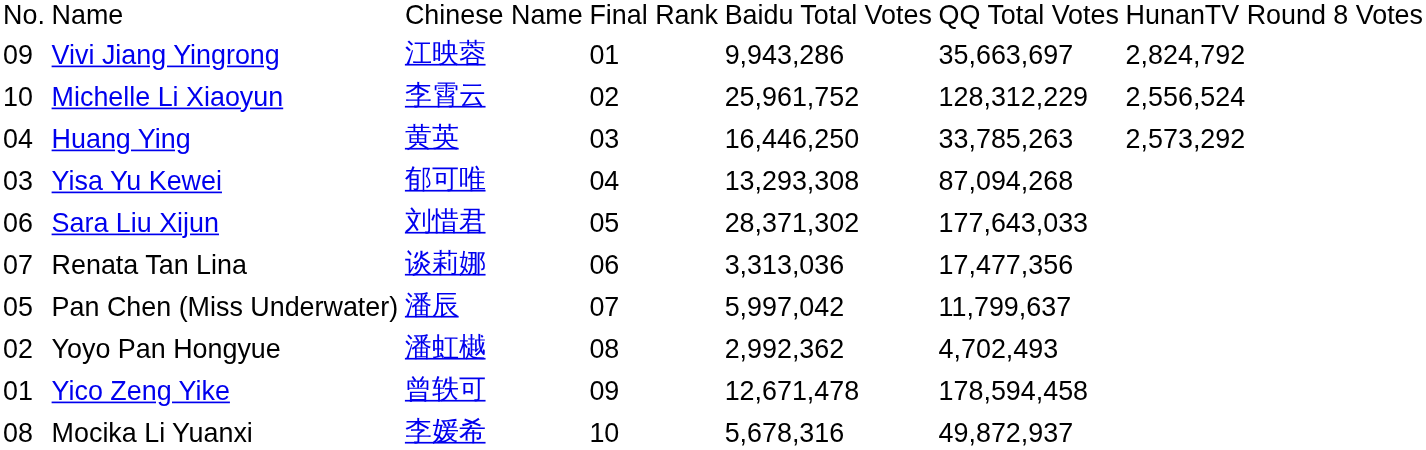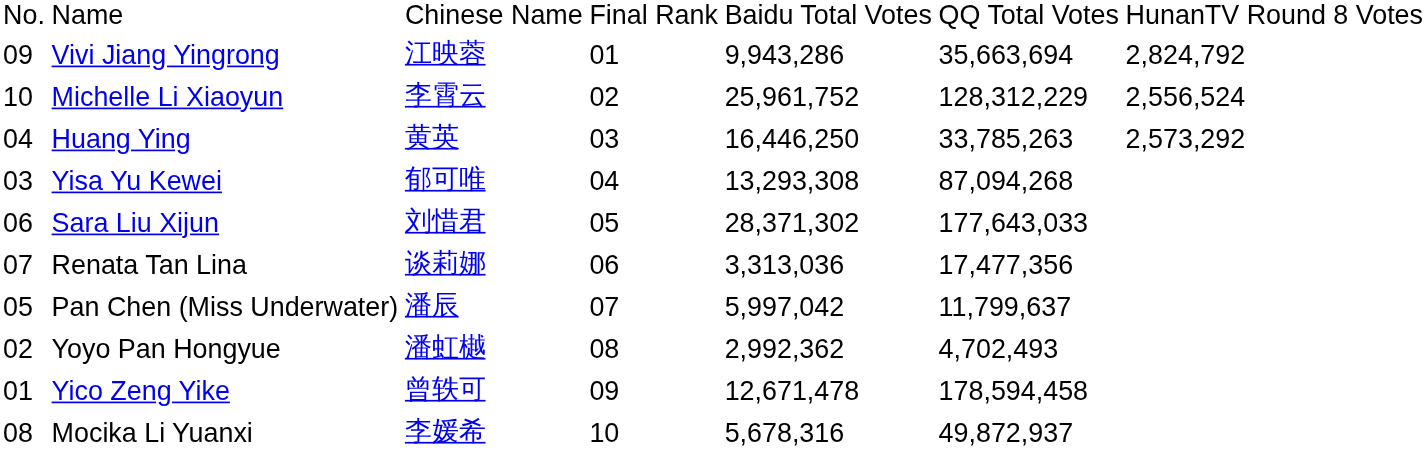(1006, 54) 35,663,697 -> (1006, 54) 35,663,694
